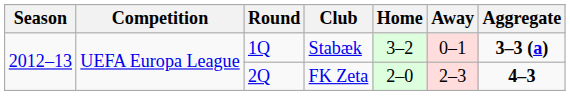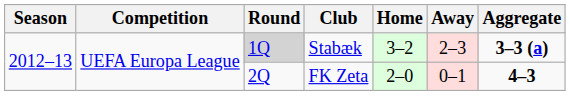(259, 47) no background -> (259, 47) lightgrey background
(453, 47) 0–1 -> (453, 47) 2–3
(453, 76) 2–3 -> (453, 76) 0–1
